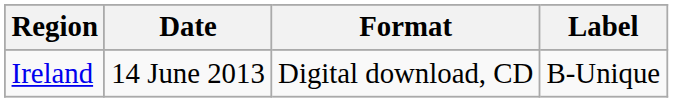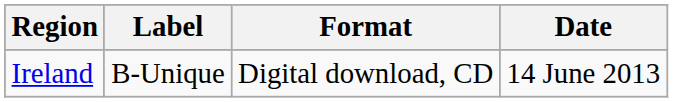columns swapped: (188, 27) <-> (603, 27)
